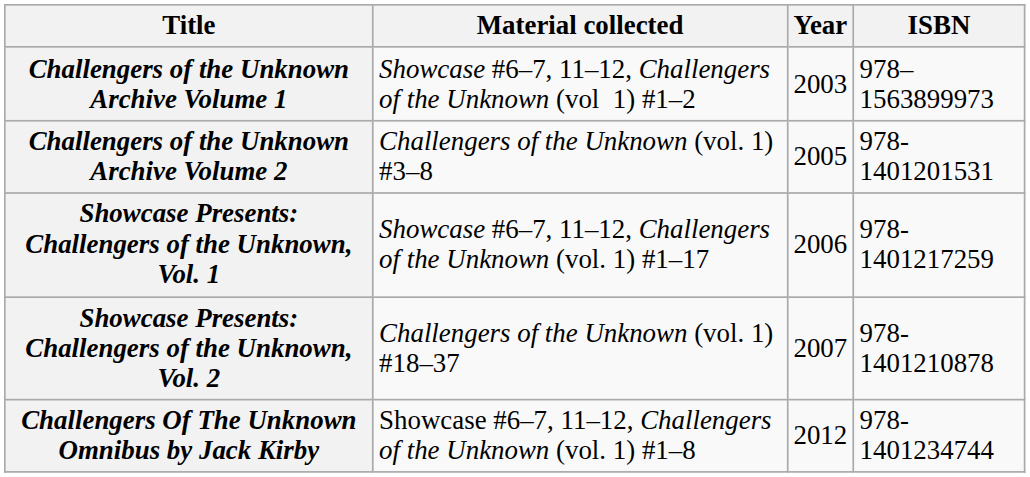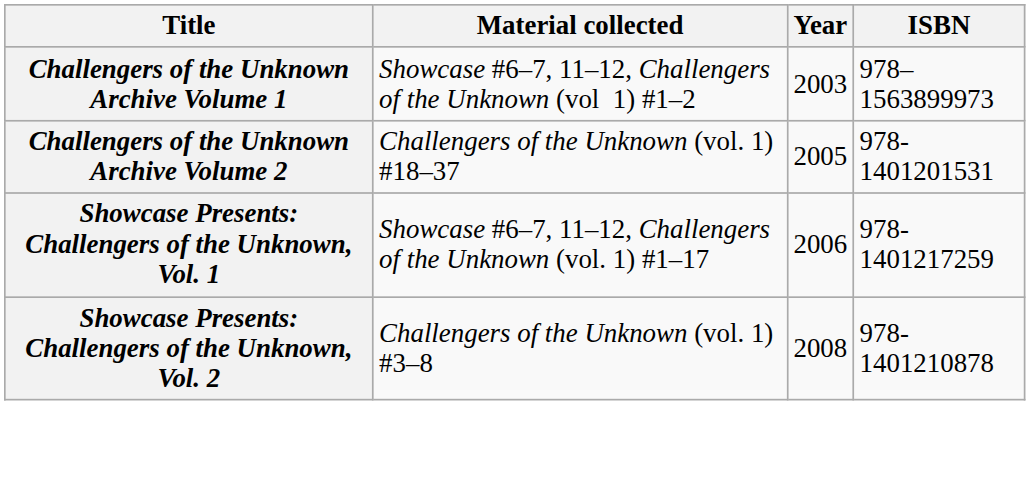(576, 156) Challengers of the Unknown (vol. 1) #3–8 -> (576, 156) Challengers of the Unknown (vol. 1) #18–37
(576, 347) Challengers of the Unknown (vol. 1) #18–37 -> (576, 347) Challengers of the Unknown (vol. 1) #3–8
(820, 347) 2007 -> (820, 347) 2008
- row: (189, 435)
